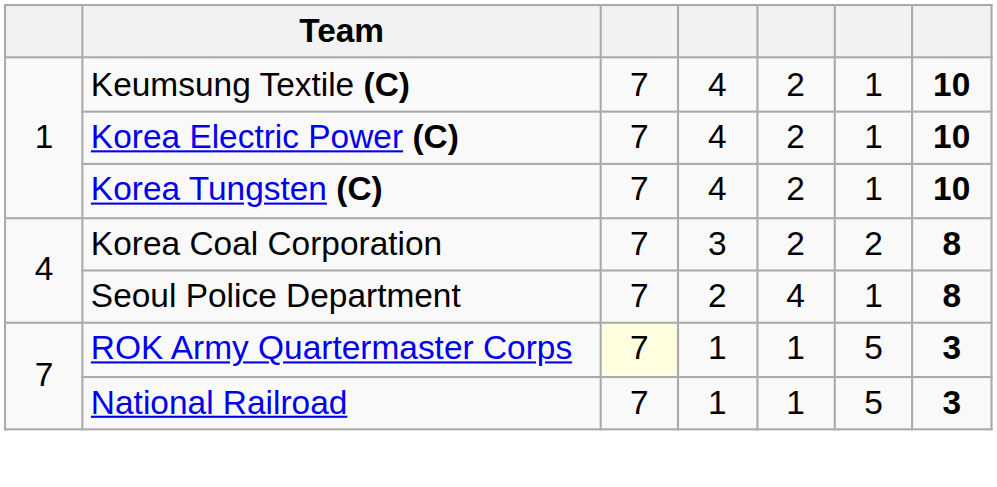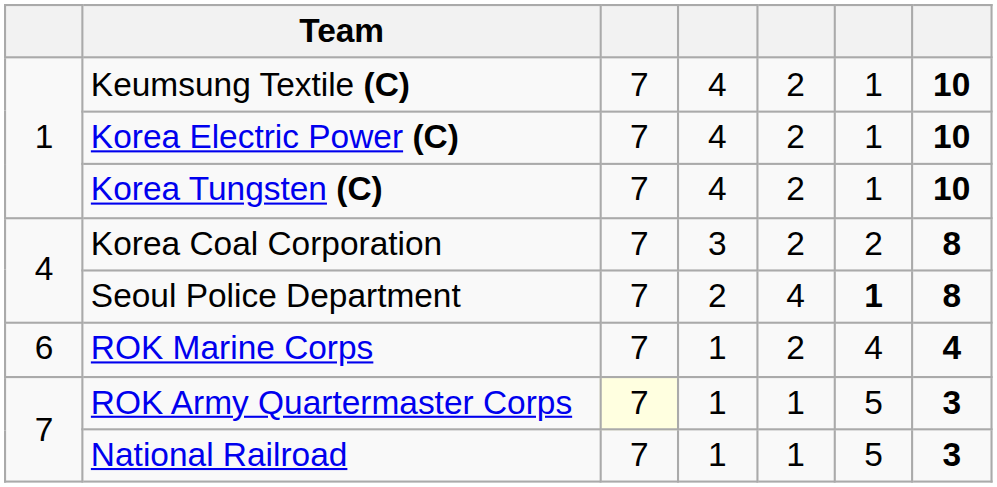(874, 296) normal -> (874, 296) bold
+ row: (232, 349)
